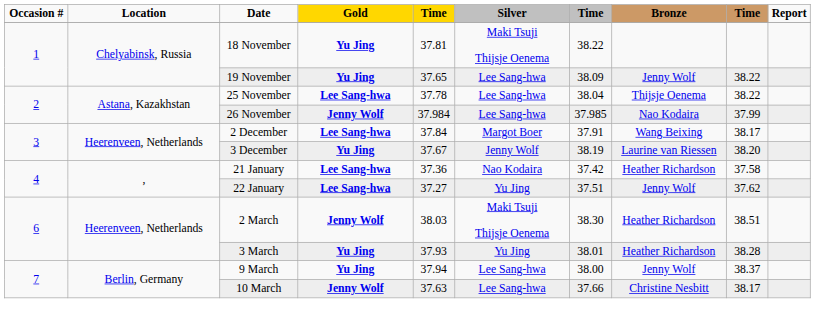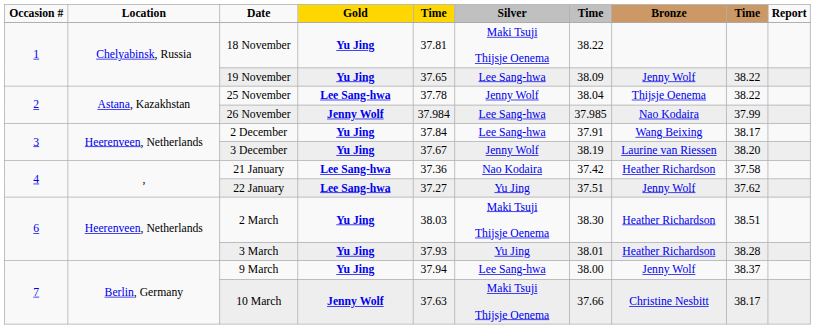(512, 95) Lee Sang-hwa -> (512, 95) Jenny Wolf
(355, 132) Lee Sang-hwa -> (355, 132) Yu Jing
(512, 132) Margot Boer -> (512, 132) Lee Sang-hwa
(355, 219) Jenny Wolf -> (355, 219) Yu Jing
(512, 288) Lee Sang-hwa -> (512, 301) Maki Tsuji Thijsje Oenema
